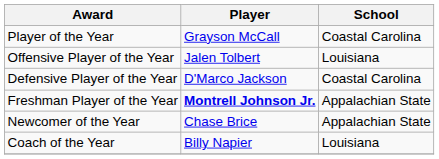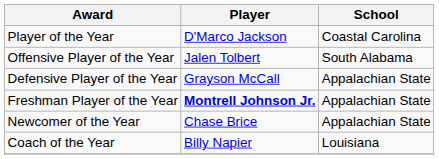(232, 36) Grayson McCall -> (235, 36) D'Marco Jackson
(350, 57) Louisiana -> (367, 57) South Alabama
(235, 79) D'Marco Jackson -> (232, 79) Grayson McCall
(371, 79) Coastal Carolina -> (376, 79) Appalachian State
